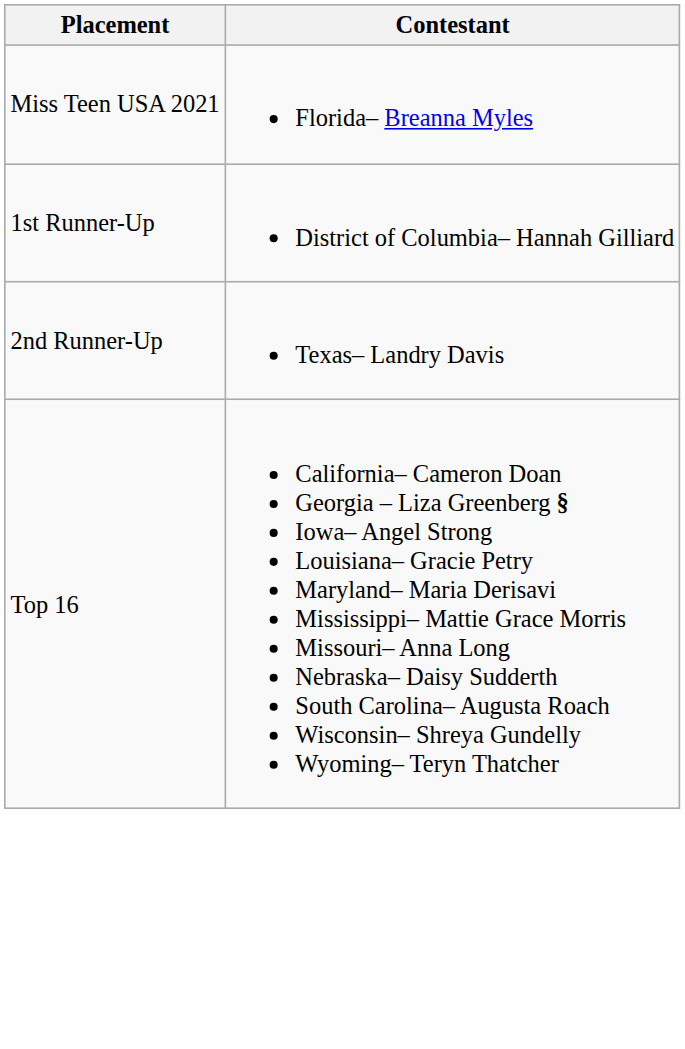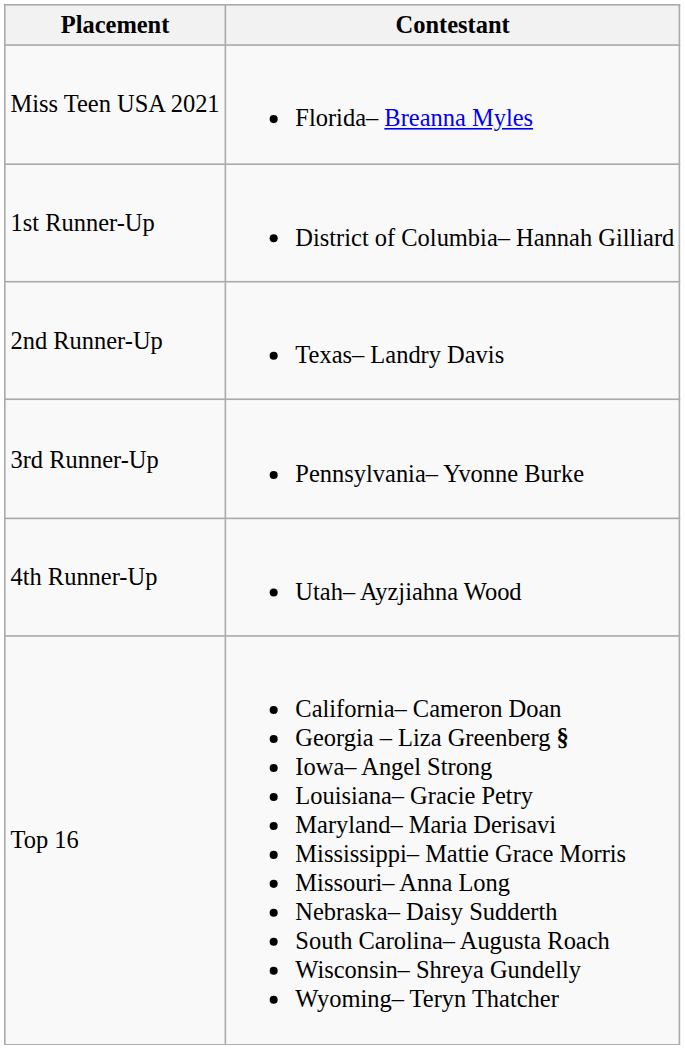+ row: (85, 458)
+ row: (84, 577)
